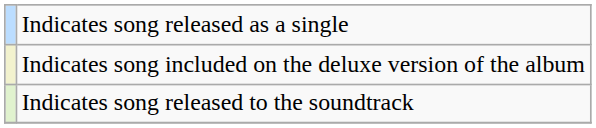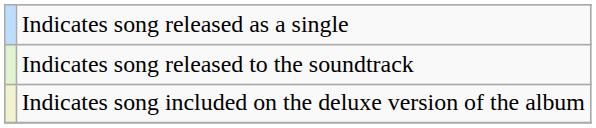rows swapped: (303, 64) <-> (218, 103)
